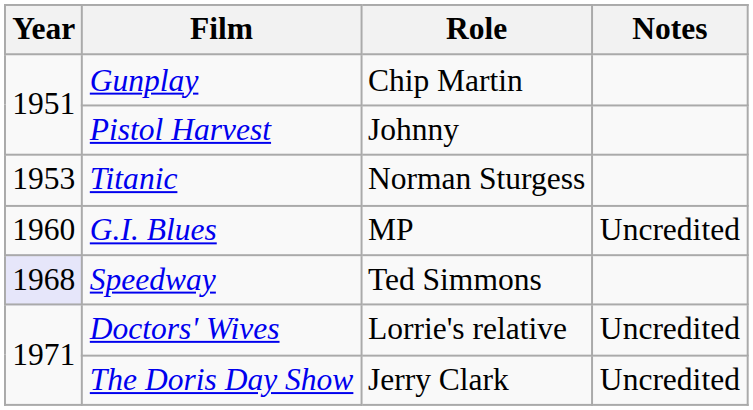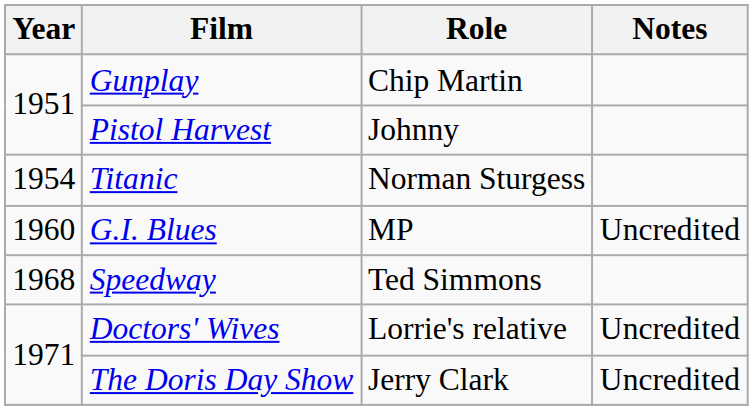(44, 179) 1953 -> (44, 179) 1954
(44, 279) lavender background -> (44, 279) no background
